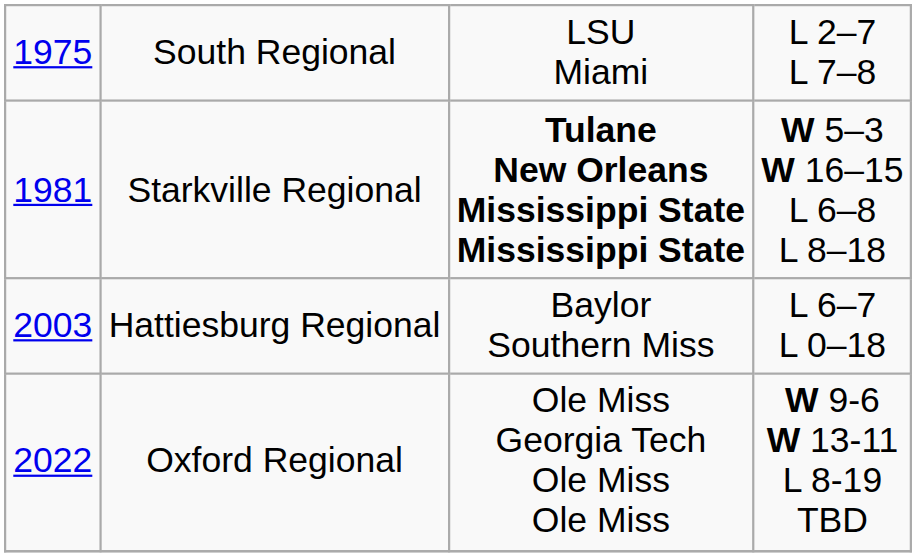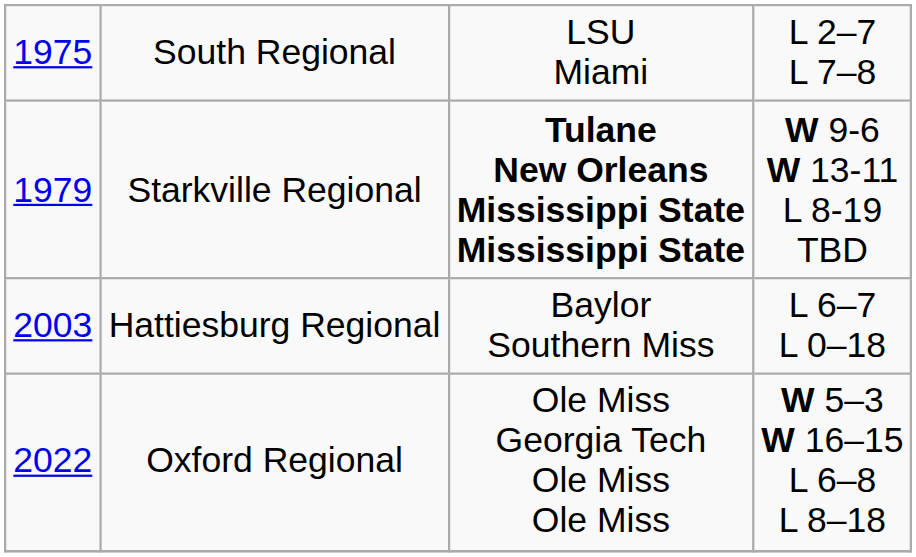(53, 188) 1981 -> (53, 188) 1979
(832, 188) W 5–3 W 16–15 L 6–8 L 8–18 -> (832, 188) W 9-6 W 13-11 L 8-19 TBD
(832, 461) W 9-6 W 13-11 L 8-19 TBD -> (832, 461) W 5–3 W 16–15 L 6–8 L 8–18
